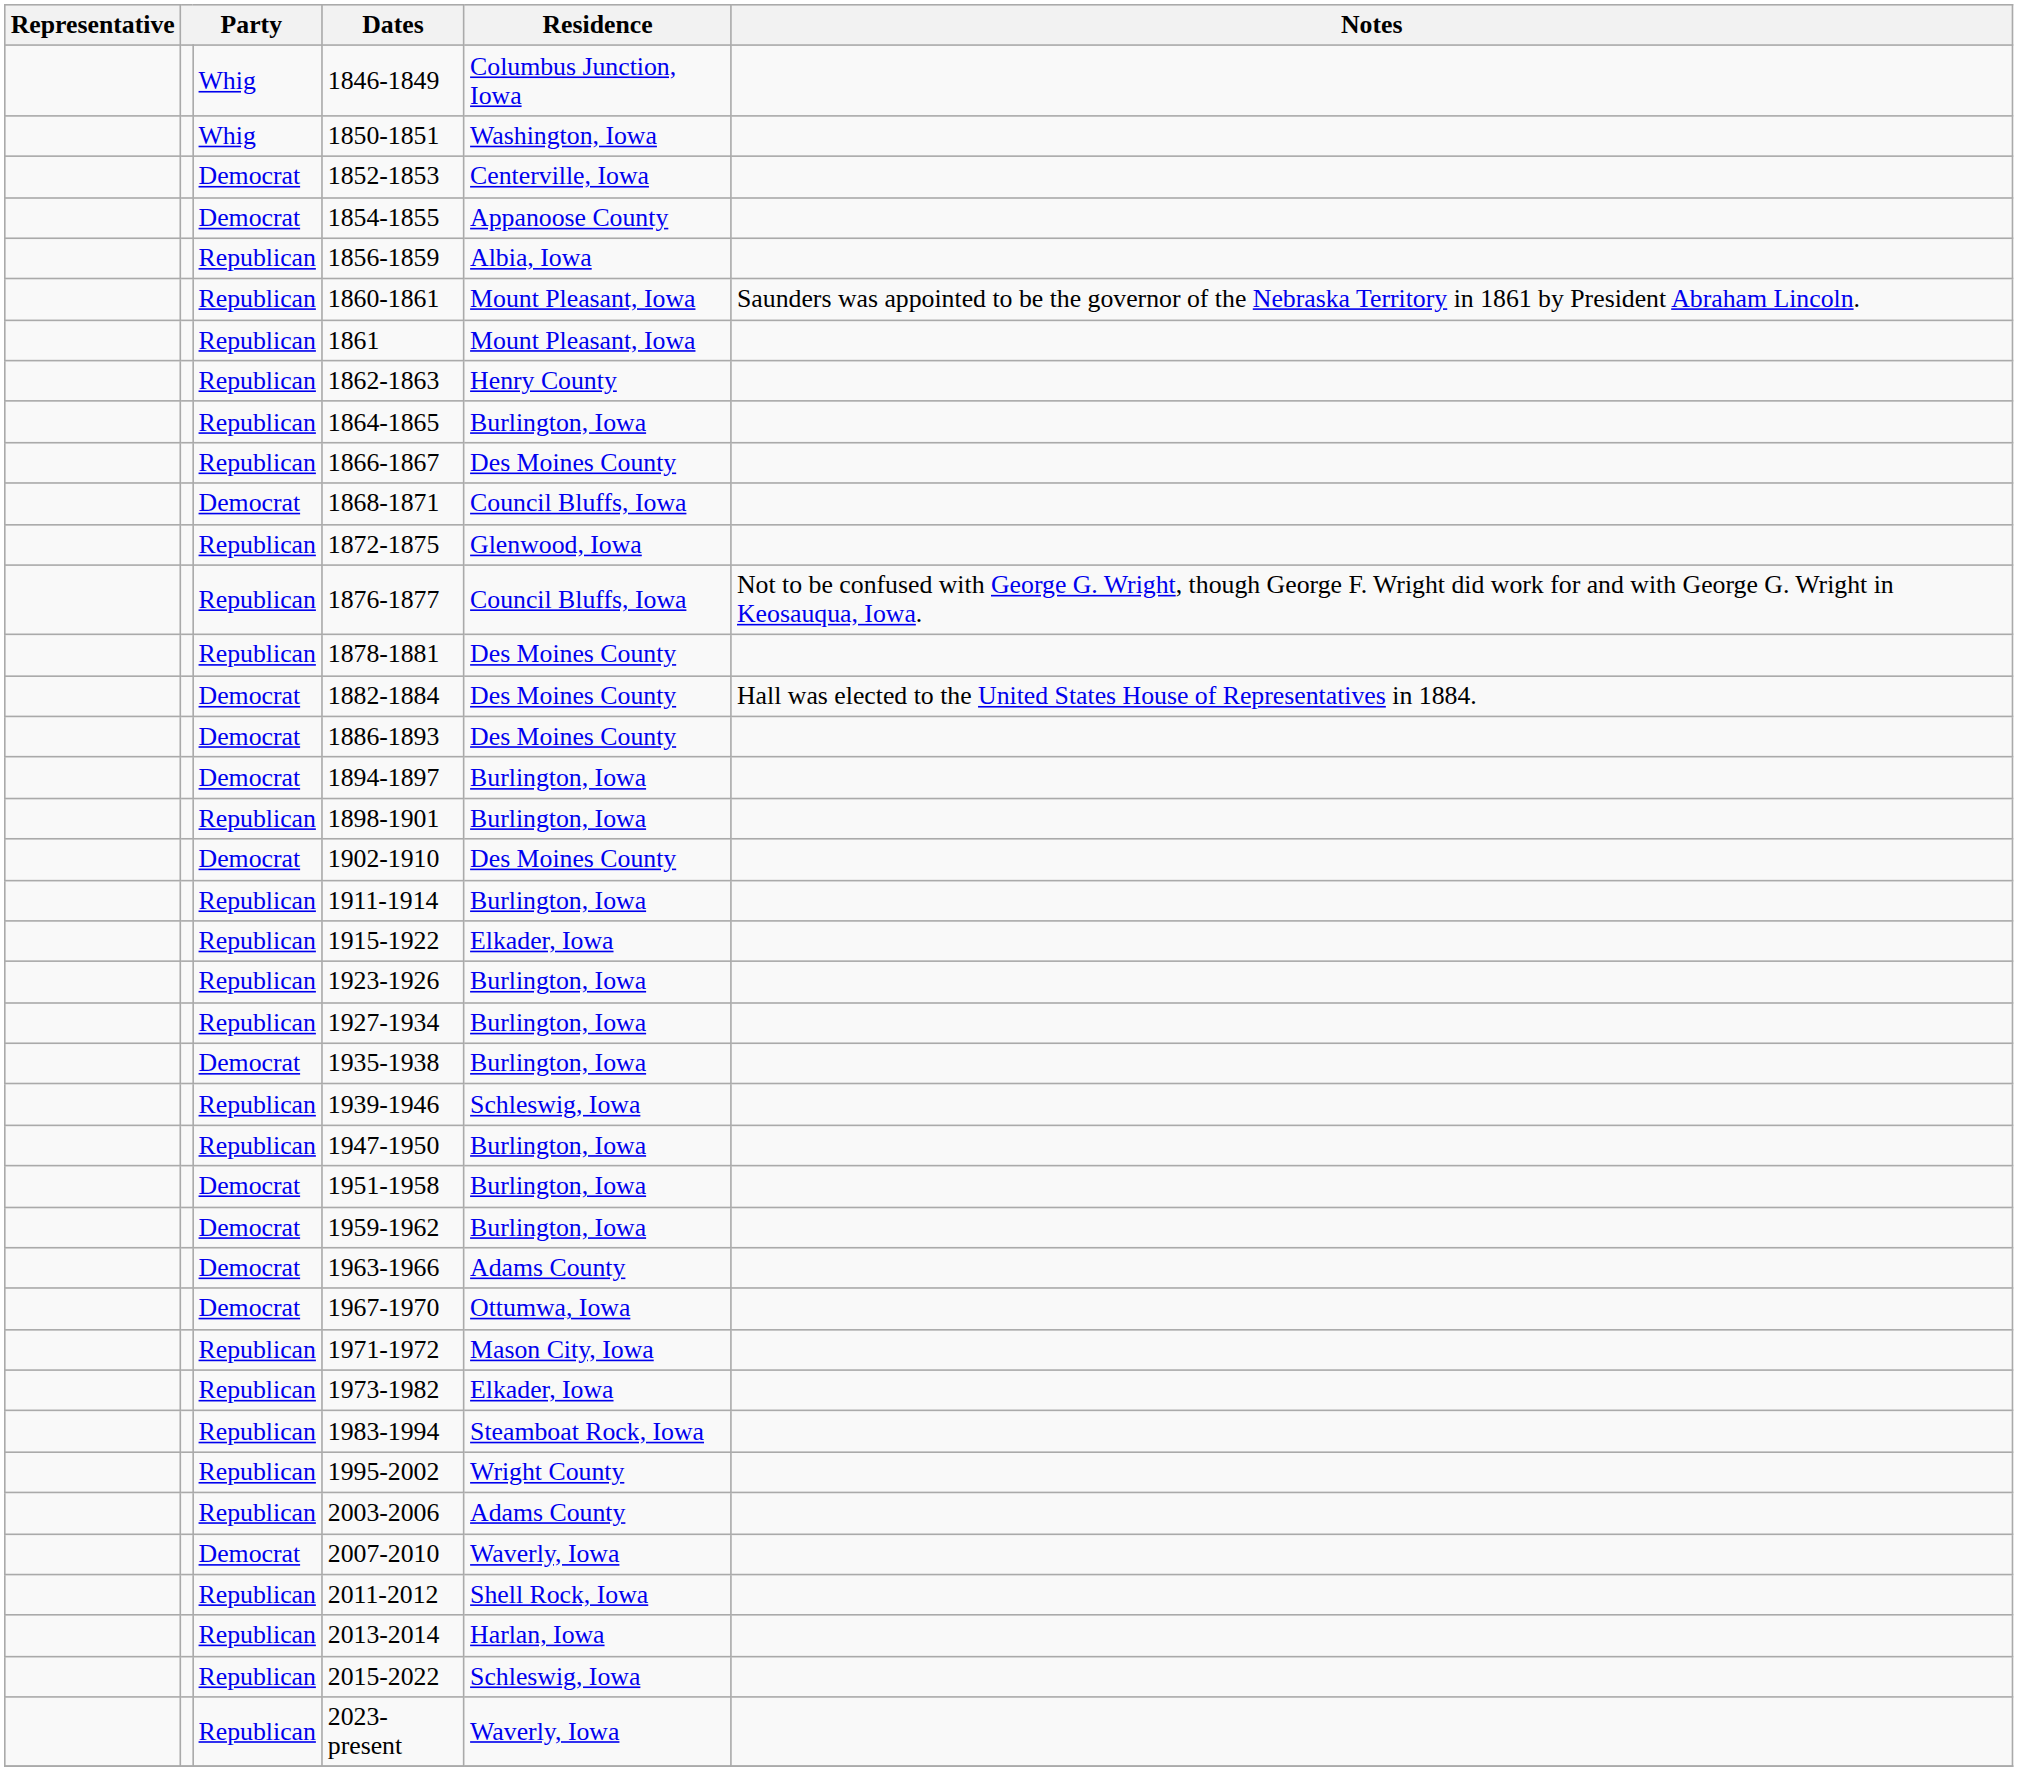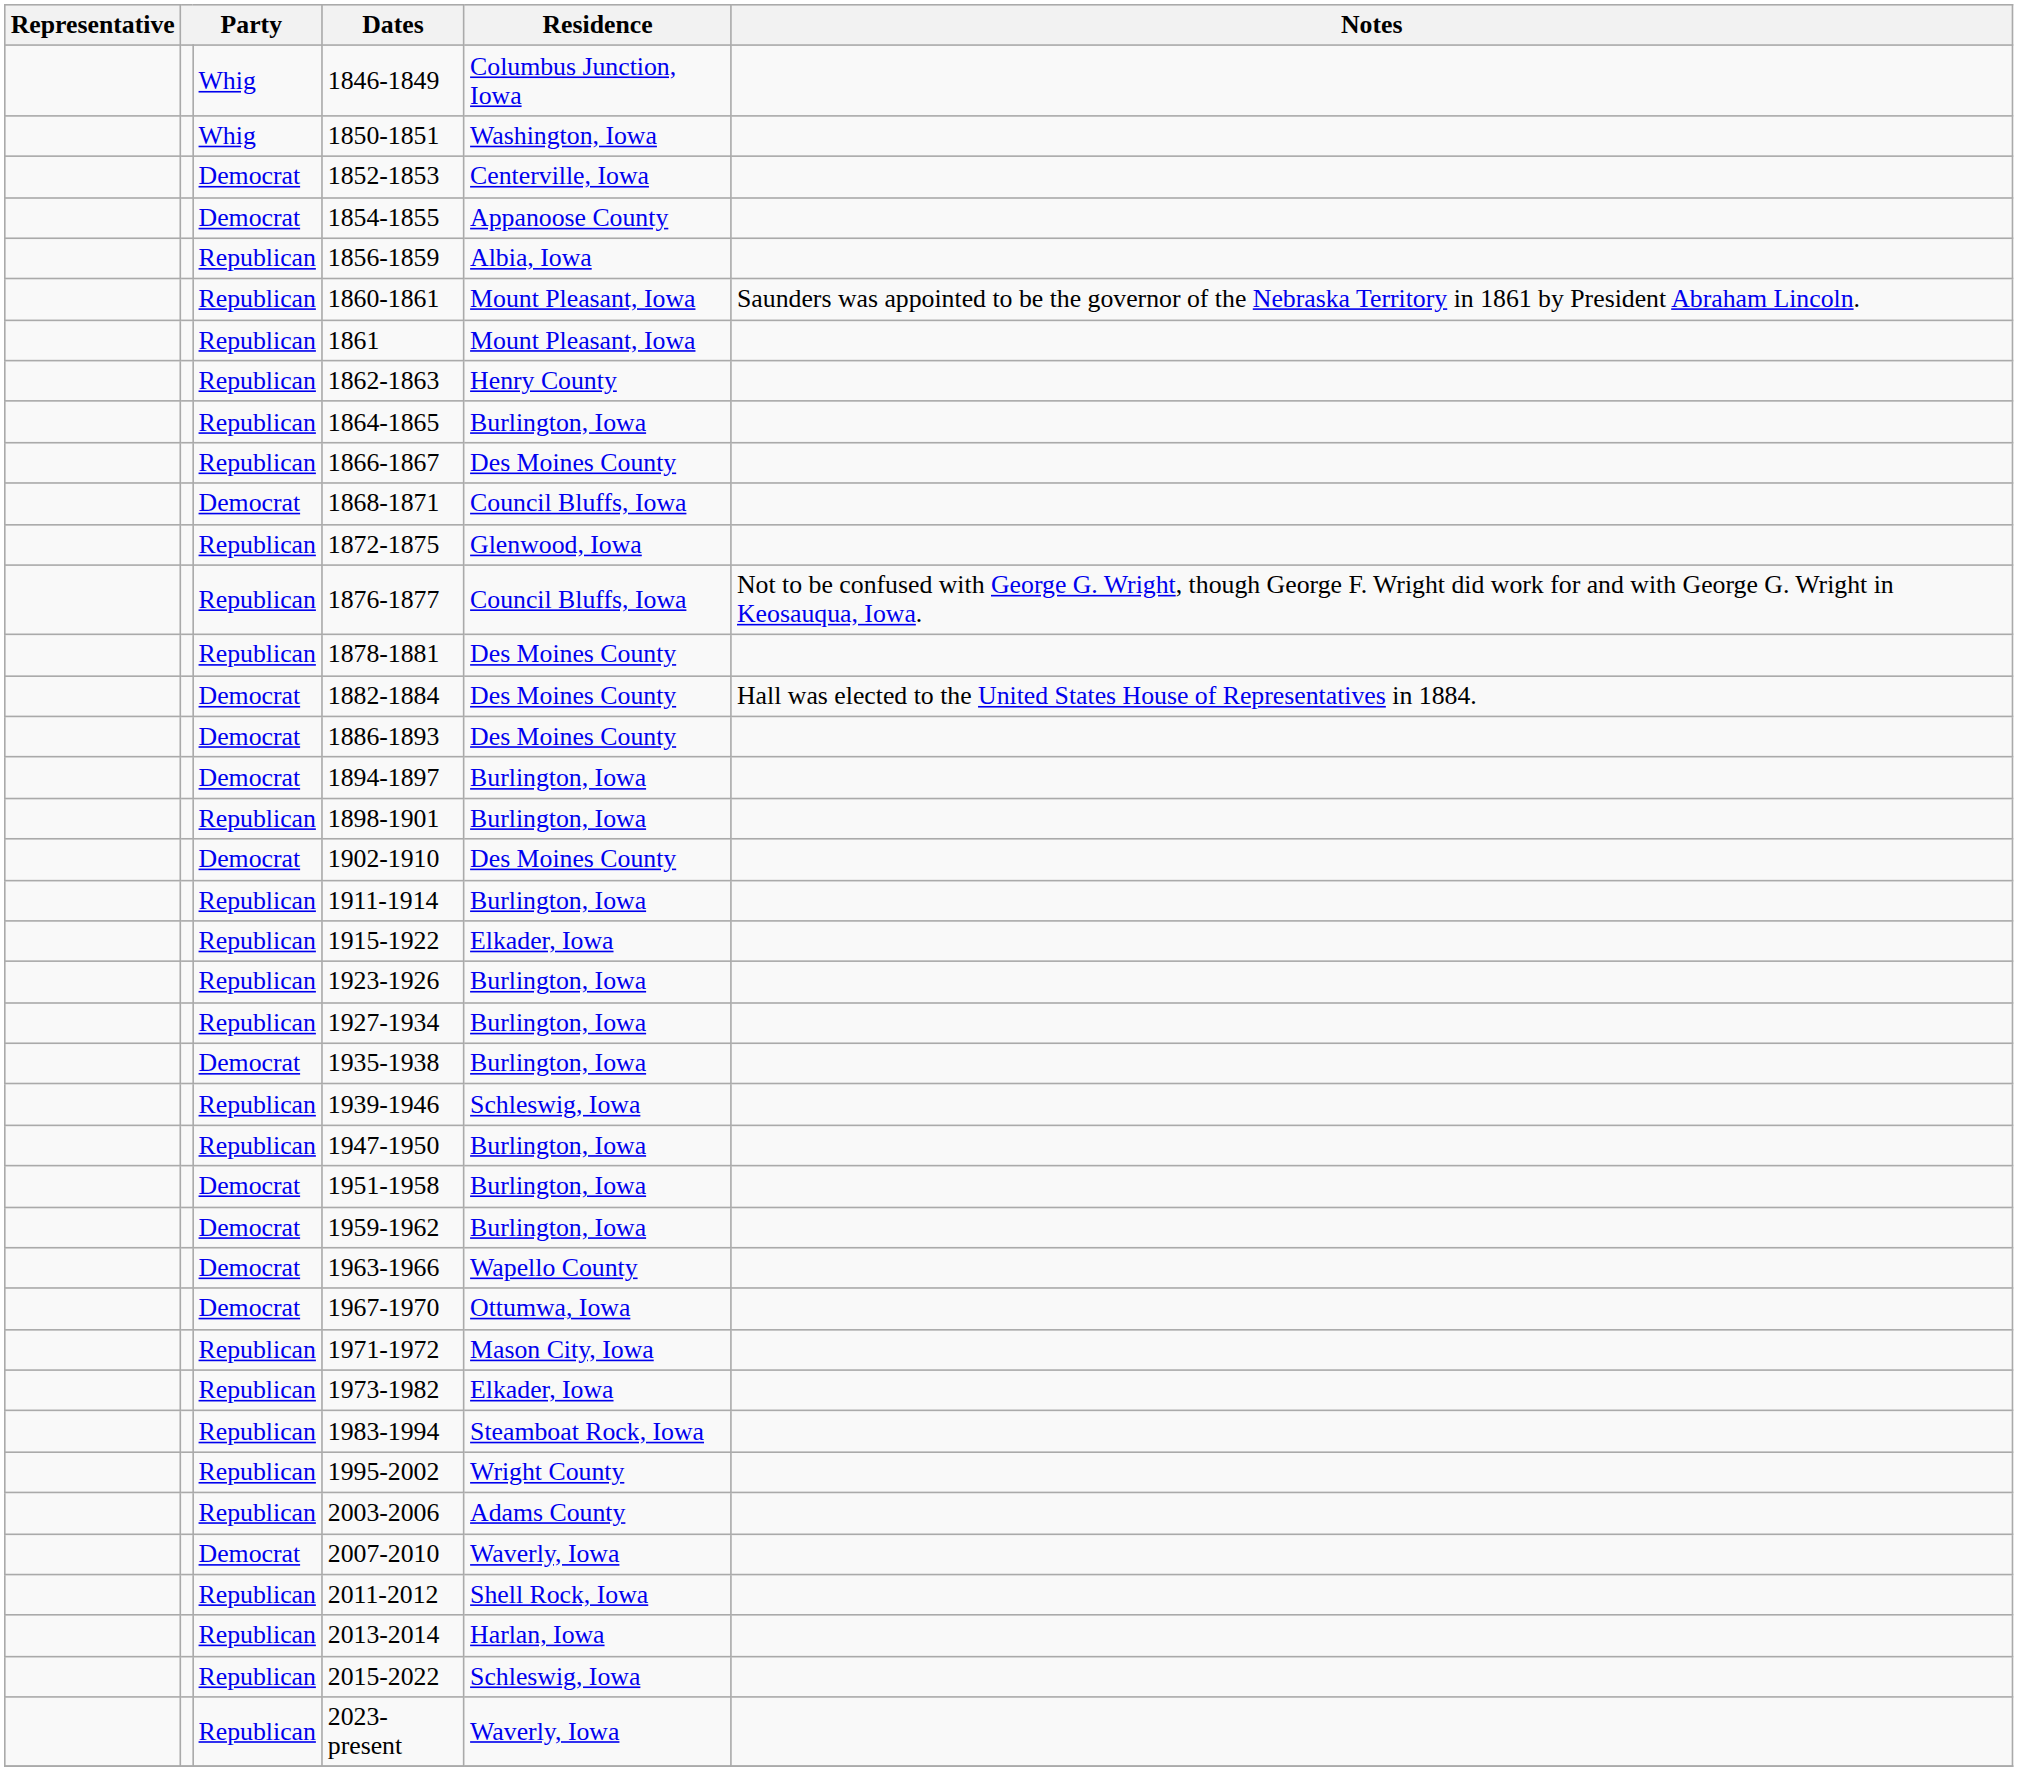(548, 1267) Adams County -> (554, 1267) Wapello County
